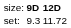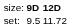(33, 21) 9.3 -> (33, 21) 9.5
